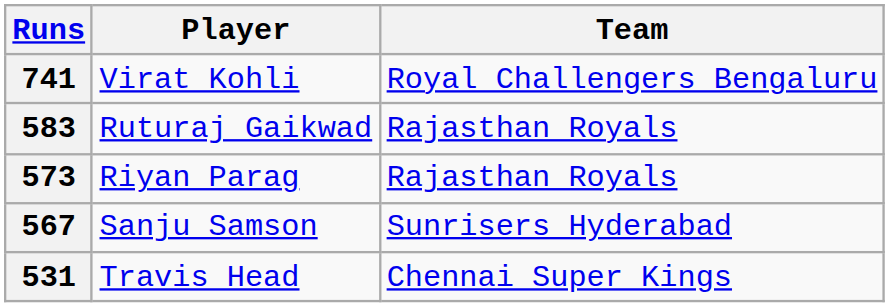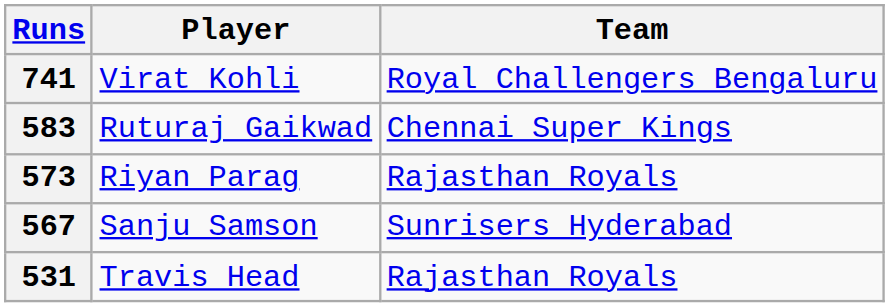(532, 129) Rajasthan Royals -> (559, 129) Chennai Super Kings
(559, 277) Chennai Super Kings -> (532, 277) Rajasthan Royals
